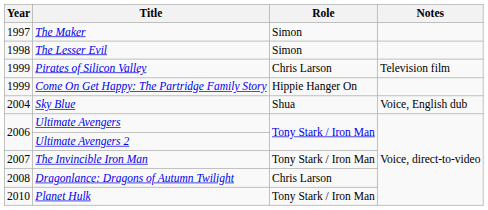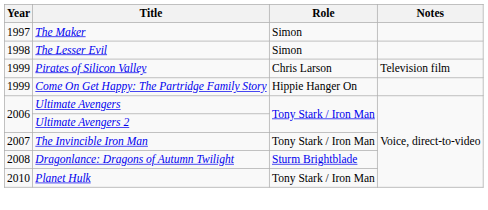- row: (55, 104)
(302, 178) Chris Larson -> (315, 159) Sturm Brightblade
